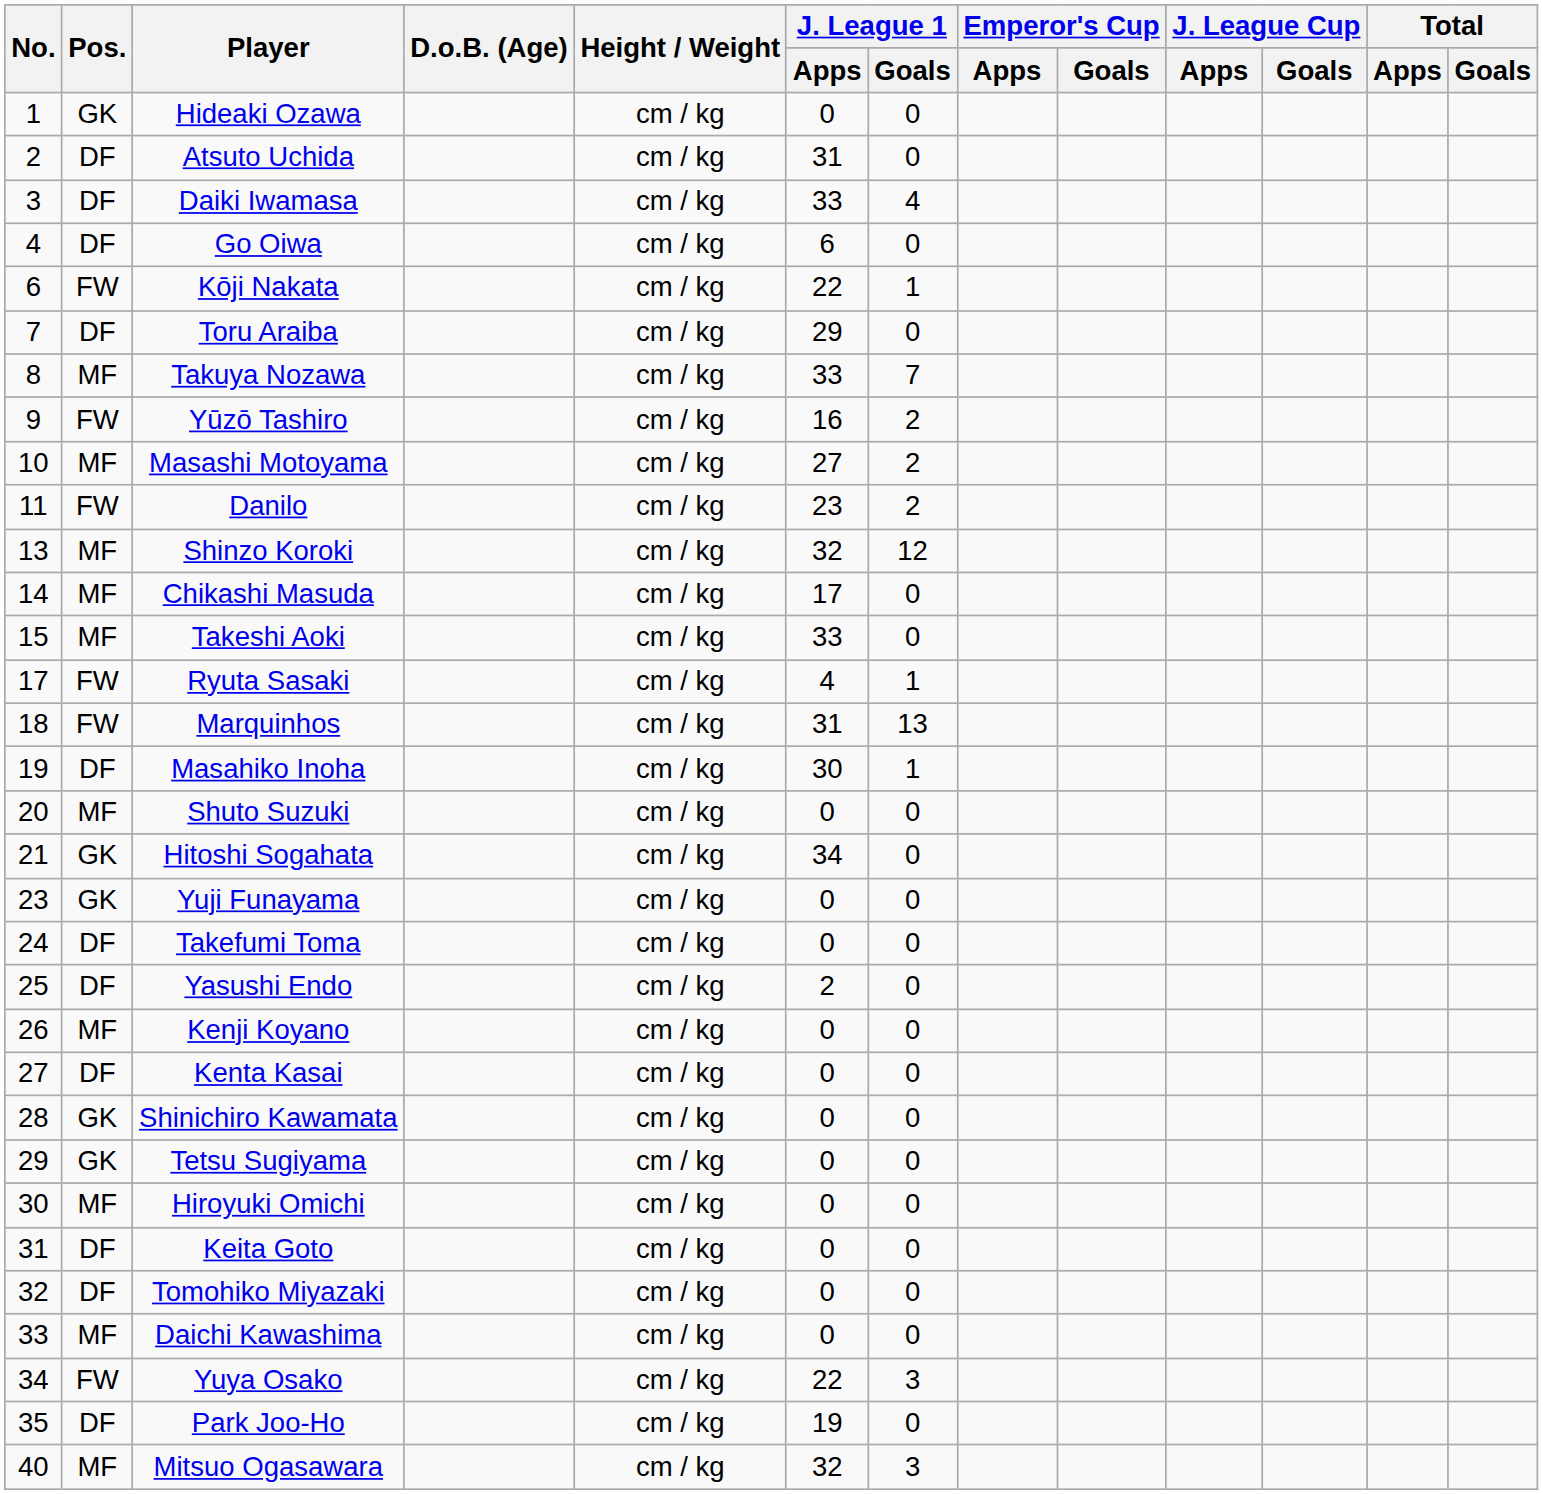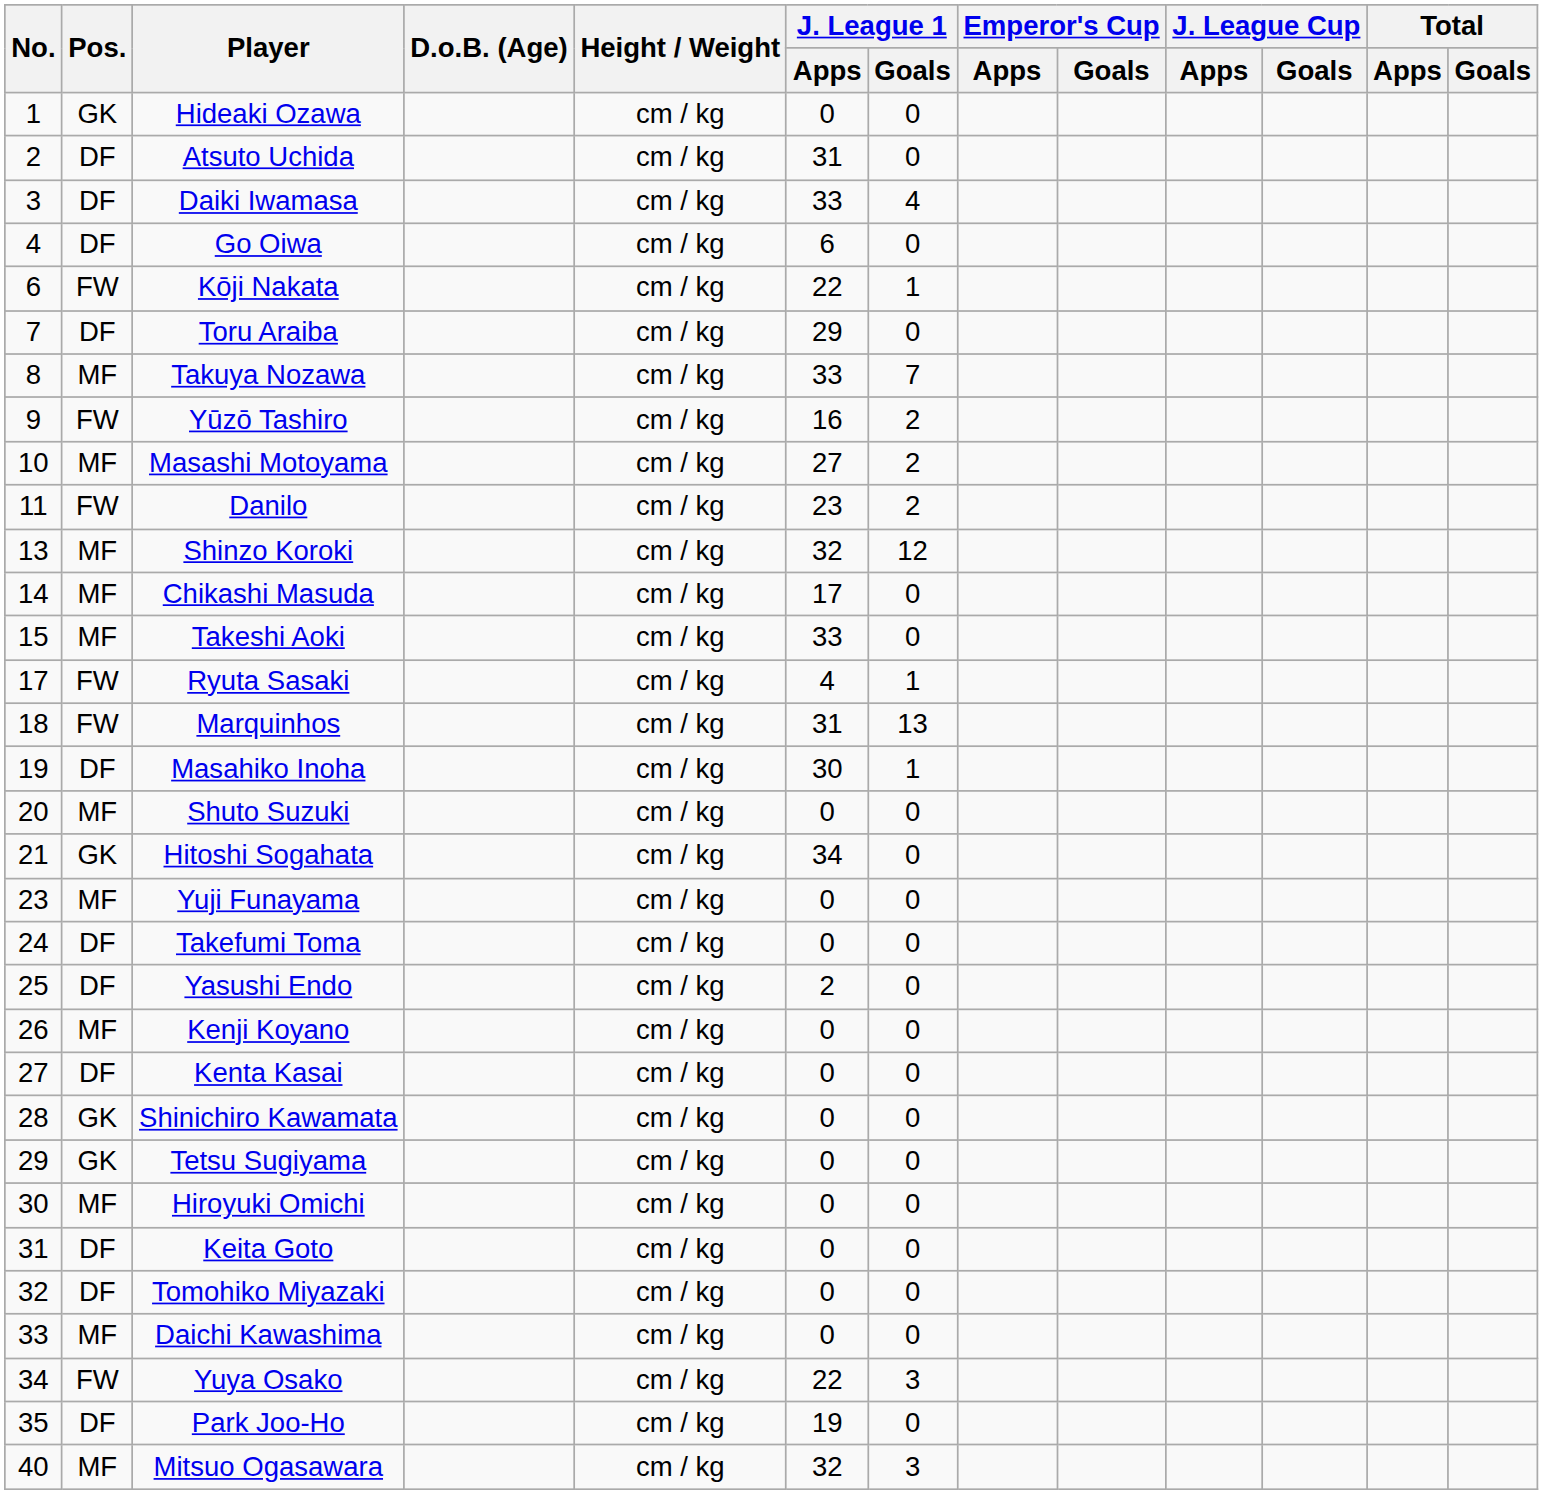(97, 899) GK -> (97, 899) MF
